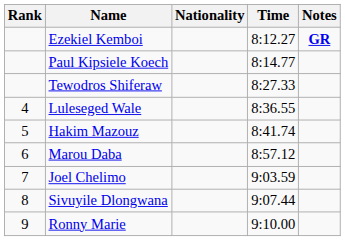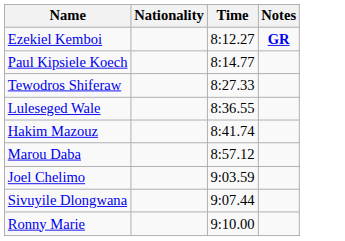- column: (25, 16)
